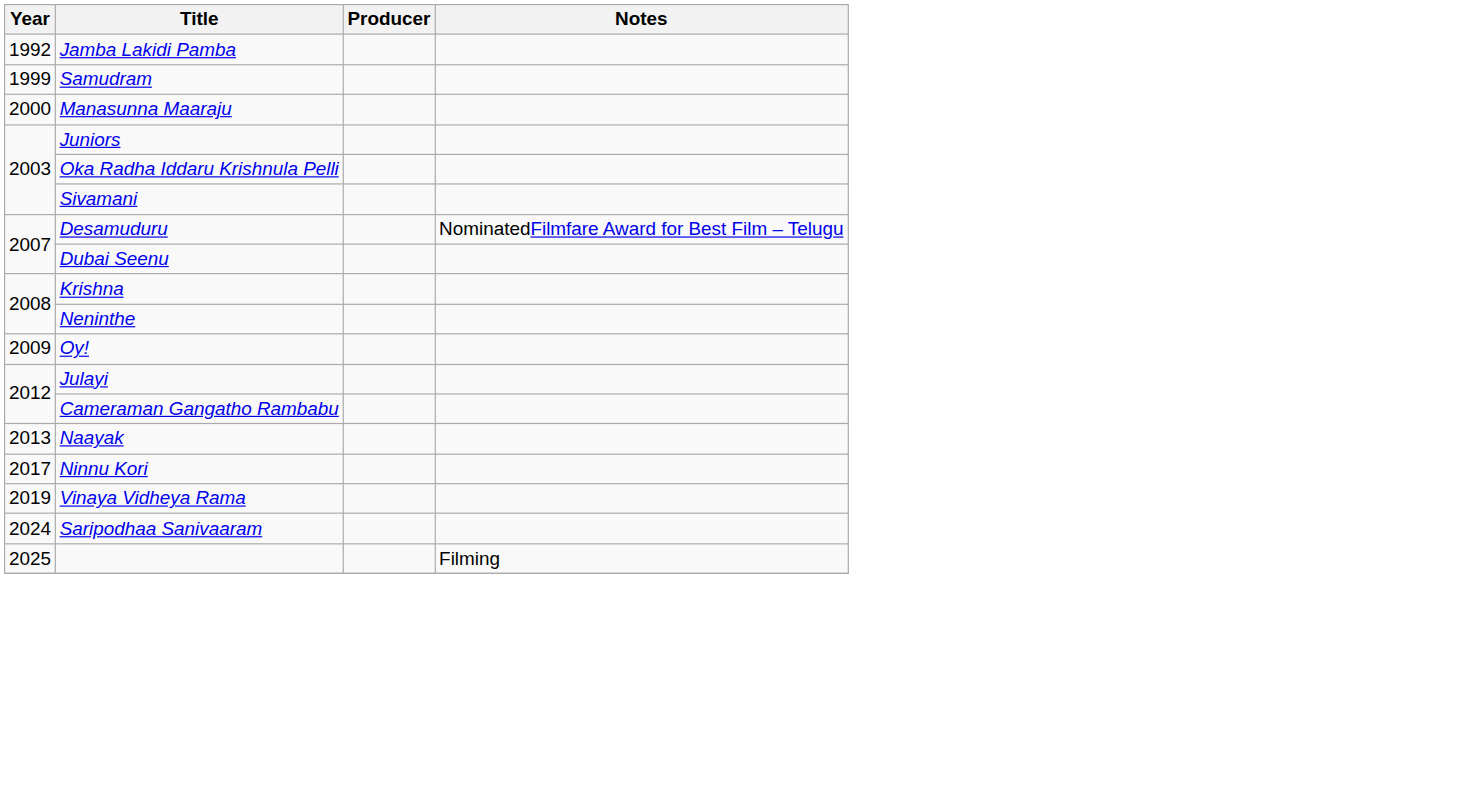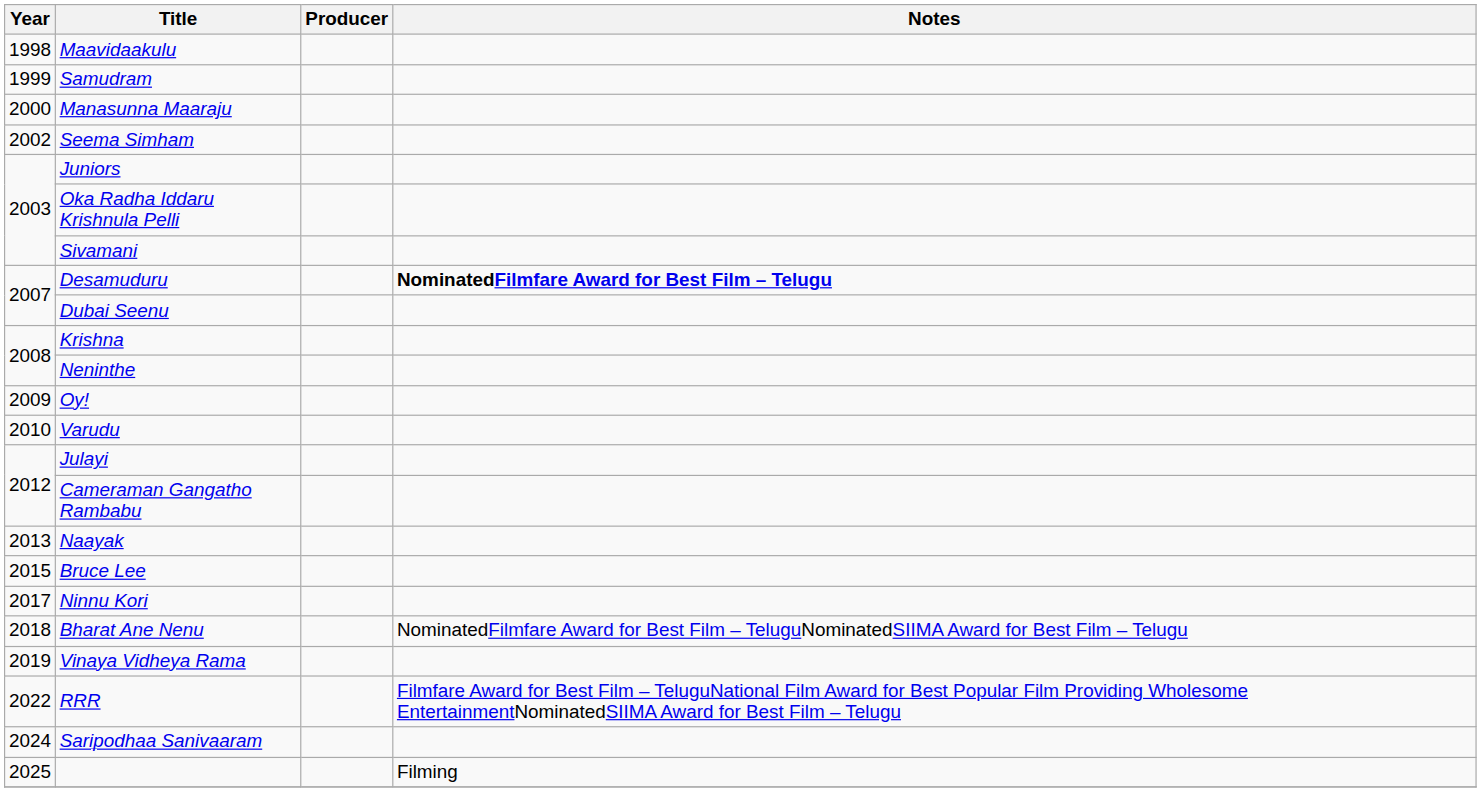- row: (30, 49)
+ row: (30, 49)
+ row: (30, 139)
(641, 229) normal -> (614, 280) bold
+ row: (30, 429)
+ row: (30, 570)
+ row: (30, 630)
+ row: (30, 701)
